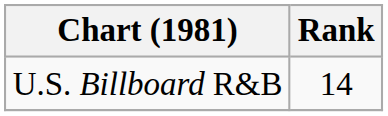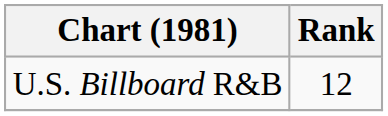(336, 82) 14 -> (336, 82) 12
